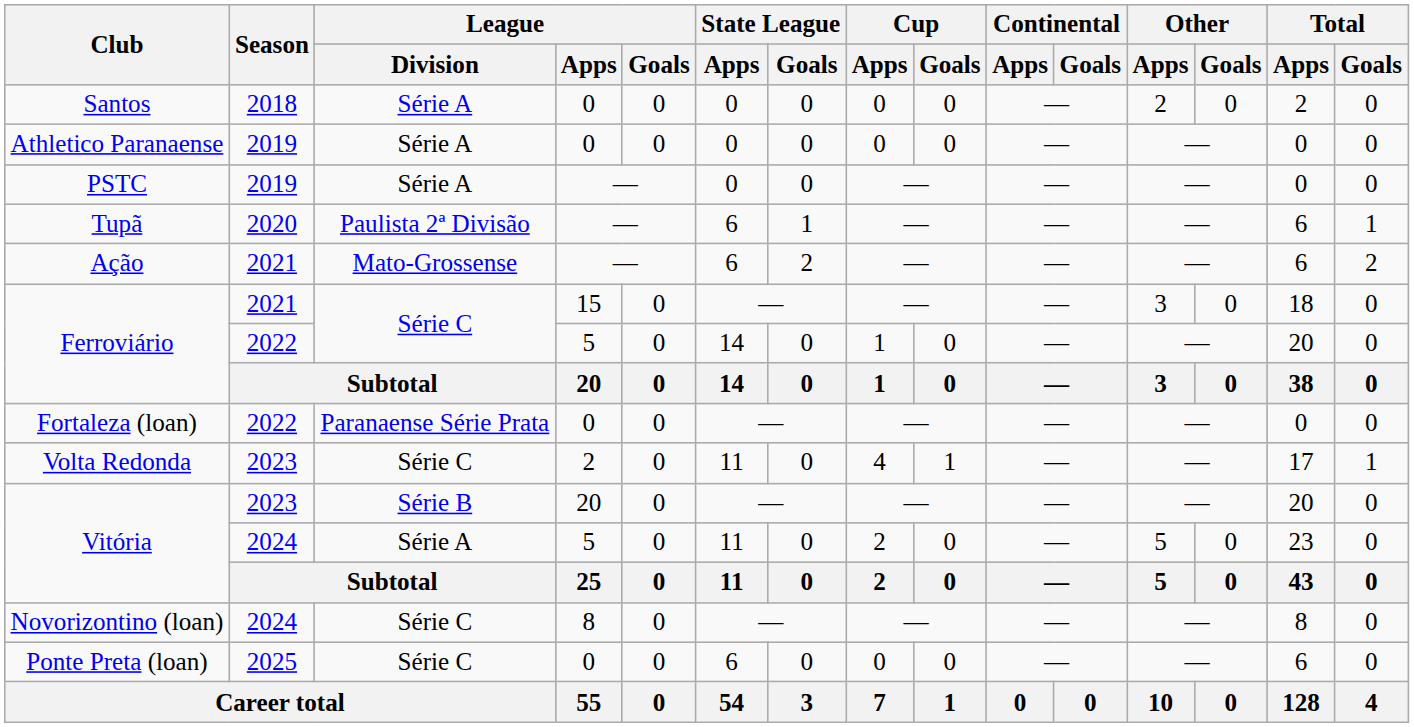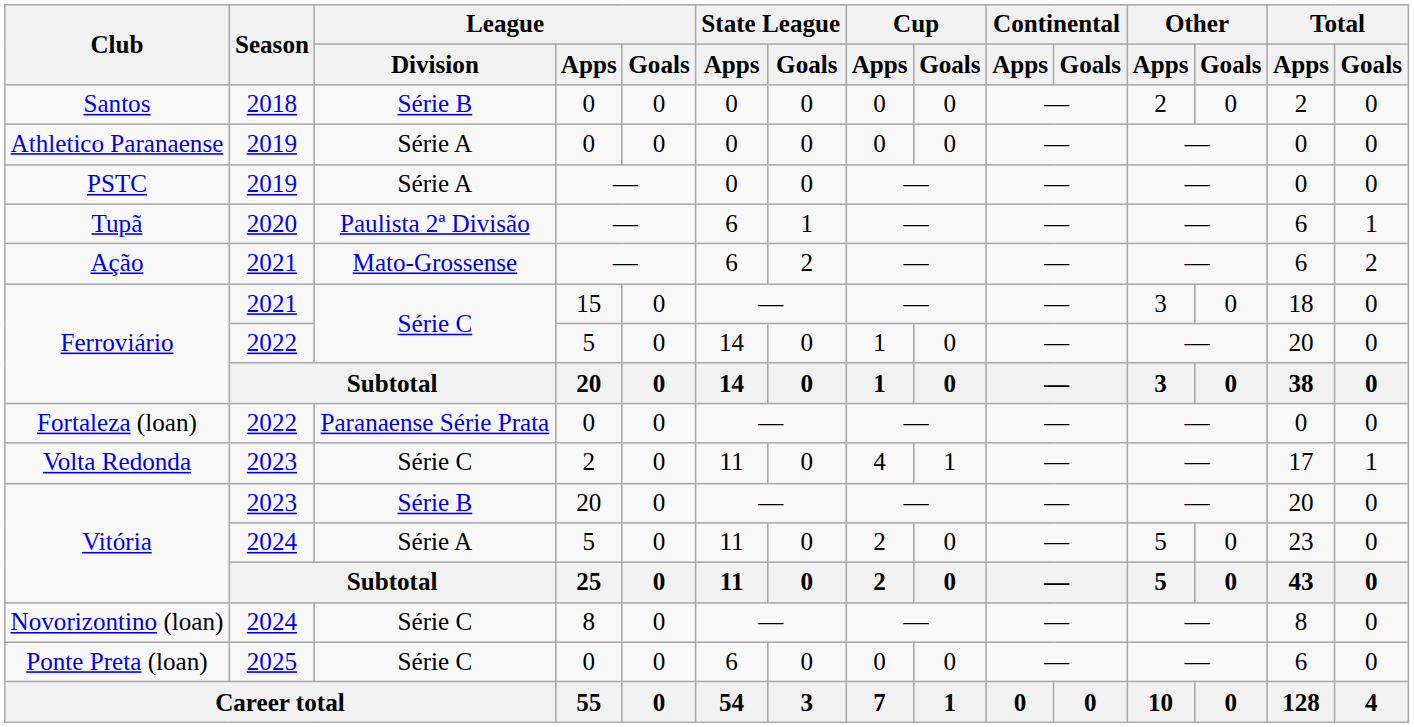(435, 104) Série A -> (435, 104) Série B
